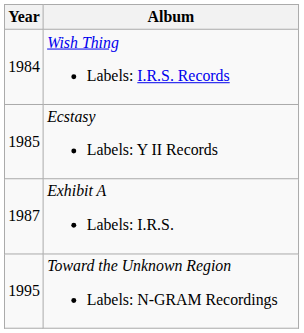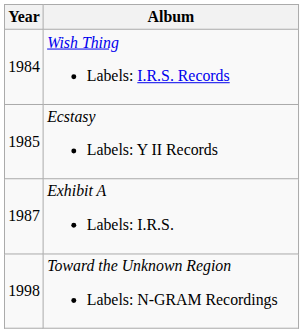(24, 290) 1995 -> (24, 290) 1998
